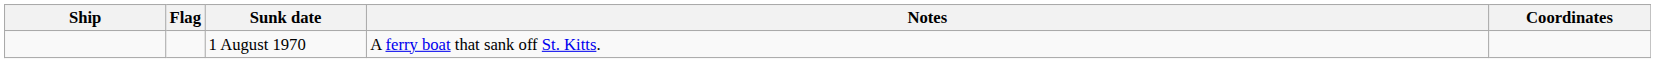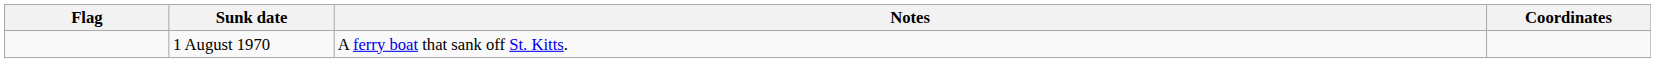- column: (85, 17)
